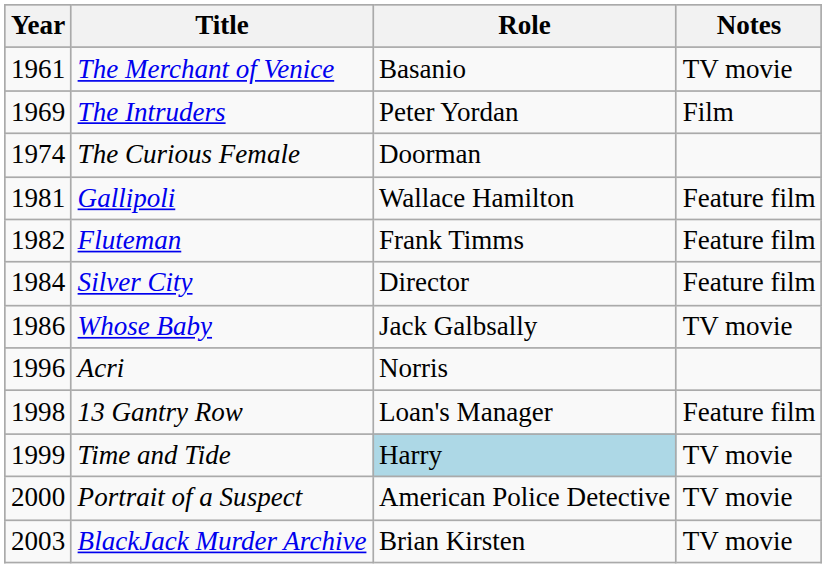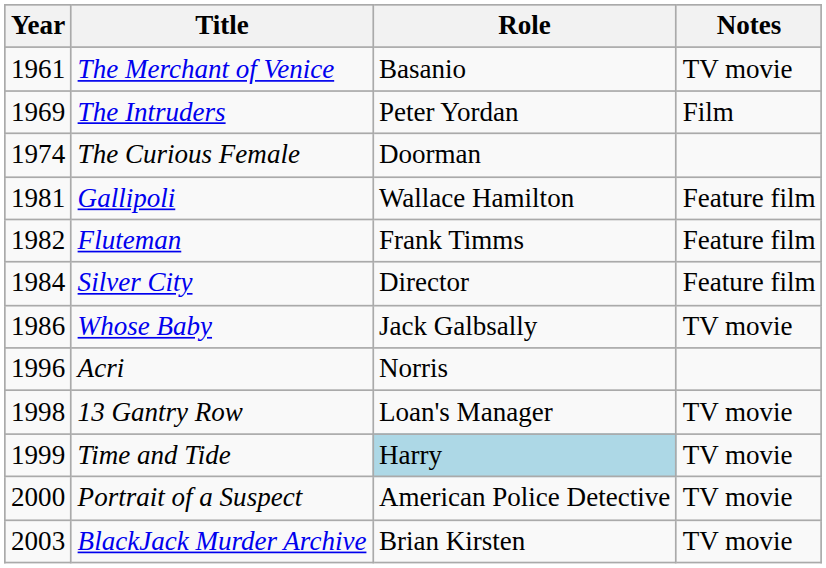(749, 411) Feature film -> (738, 411) TV movie
